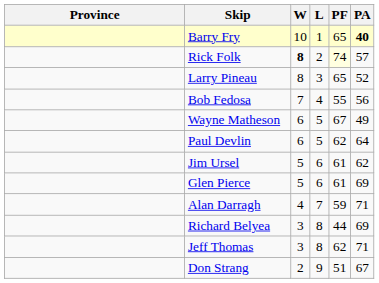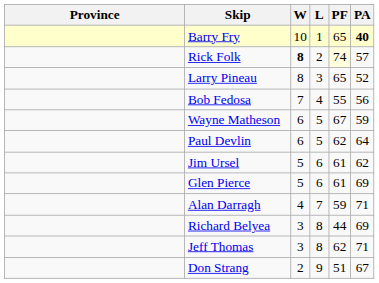(362, 120) 49 -> (362, 120) 59
